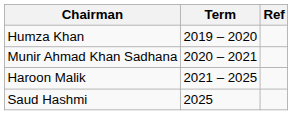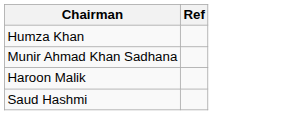- column: (220, 15)
